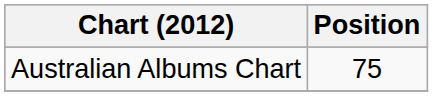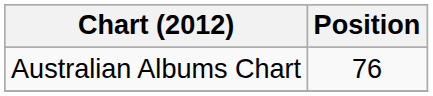(367, 68) 75 -> (367, 68) 76
